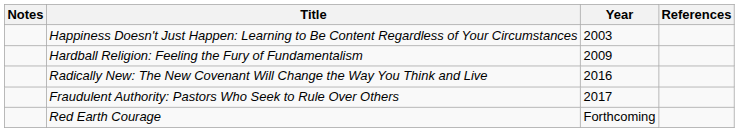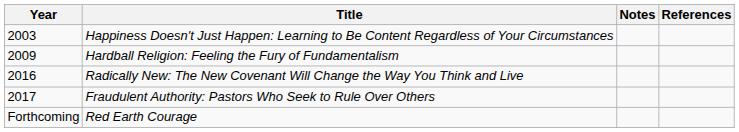columns swapped: (619, 14) <-> (25, 14)
